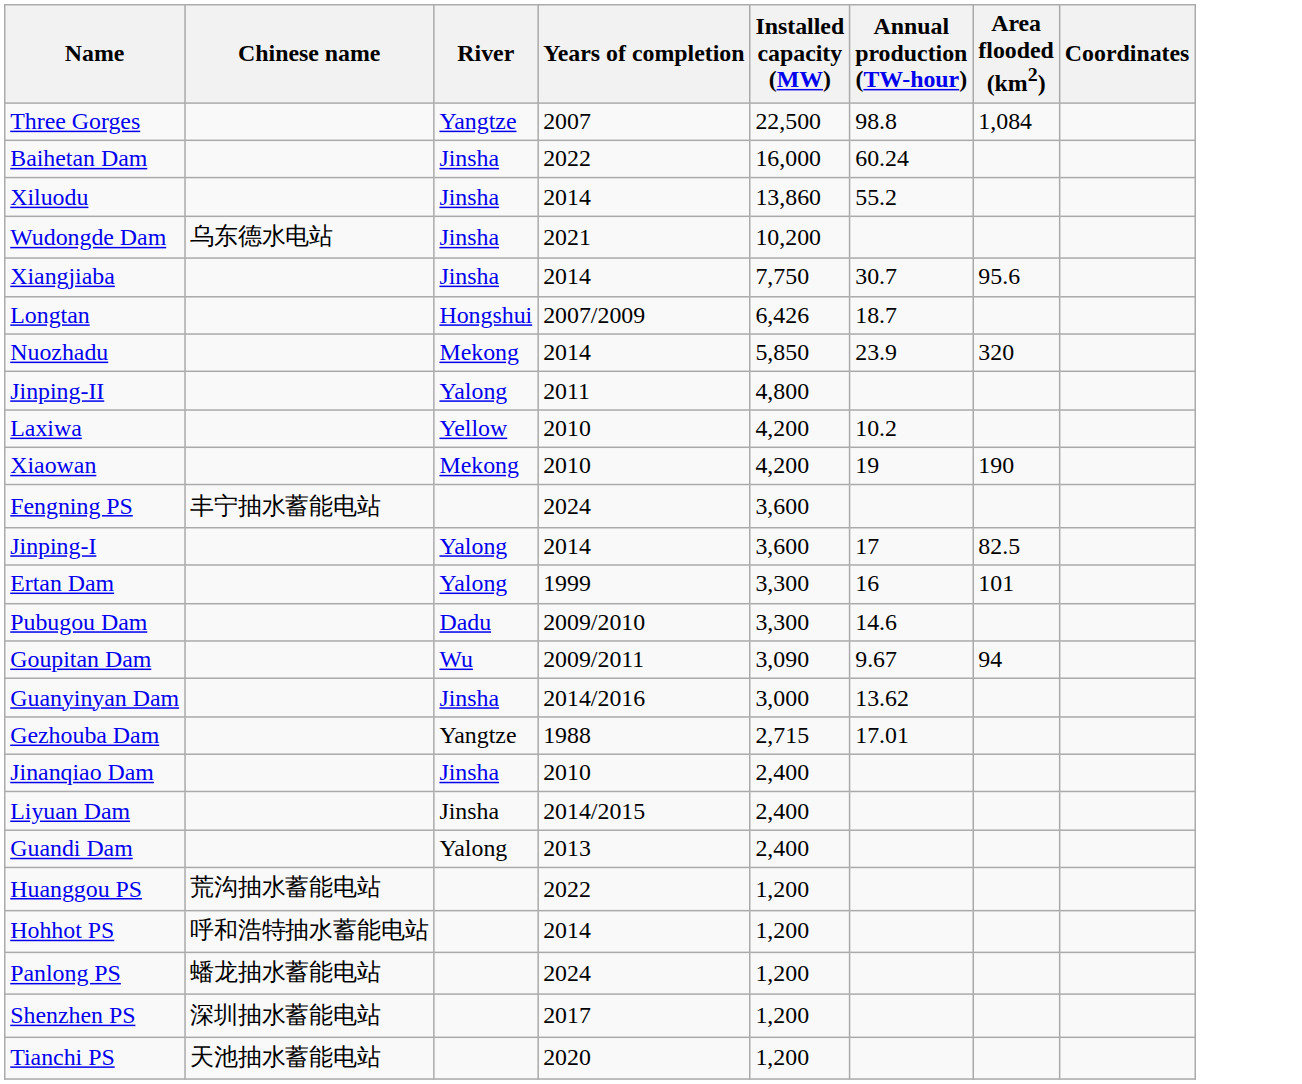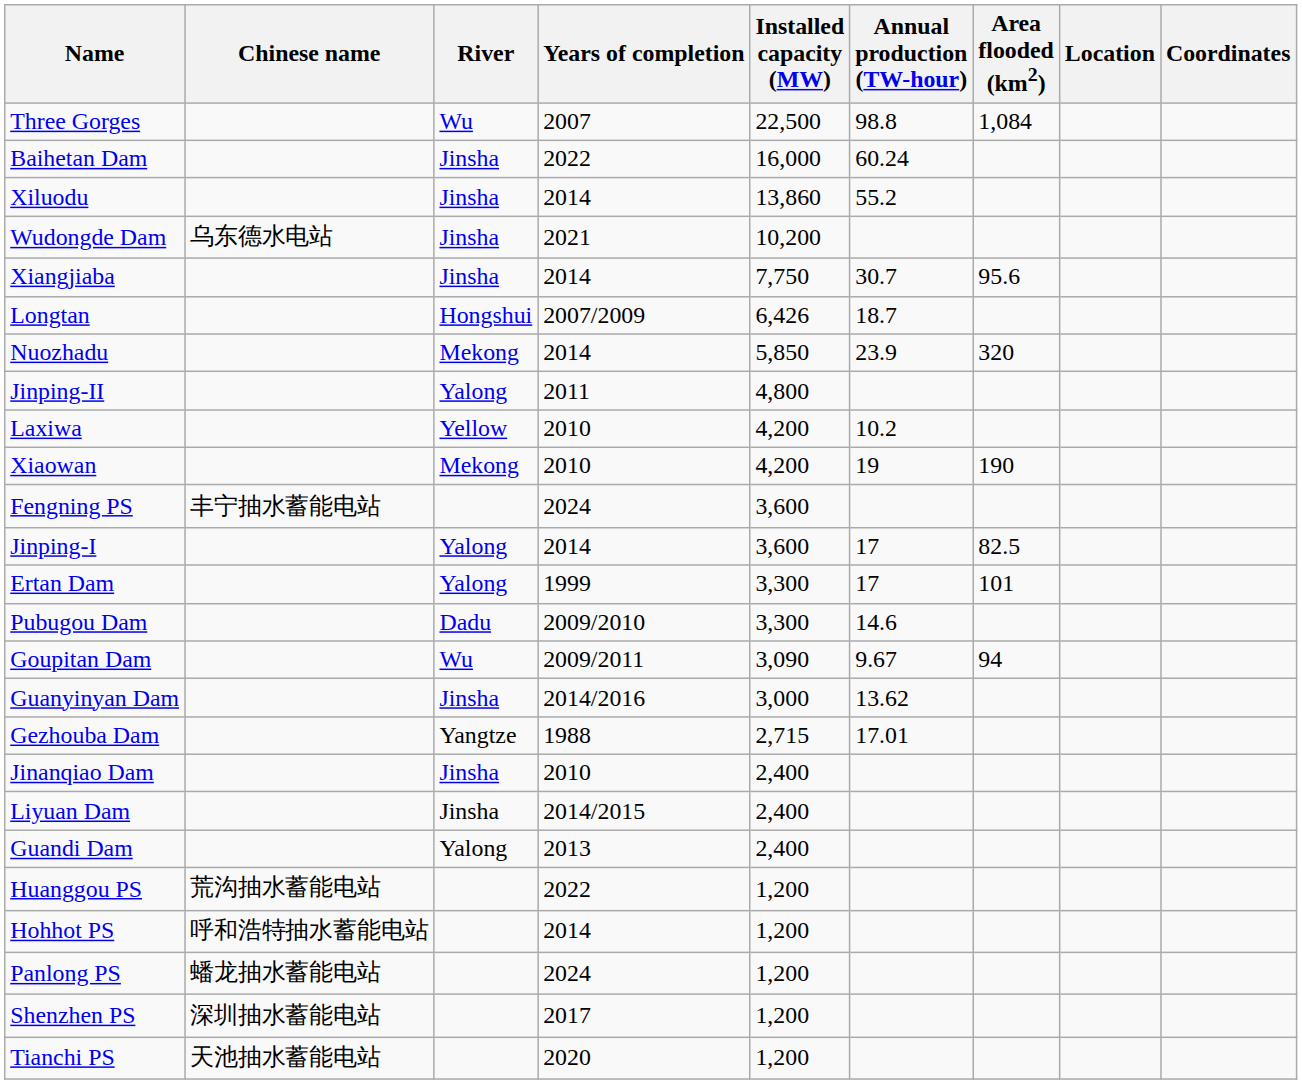+ column: (1110, 53)
(478, 121) Yangtze -> (456, 121) Wu
(867, 583) 16 -> (867, 583) 17
